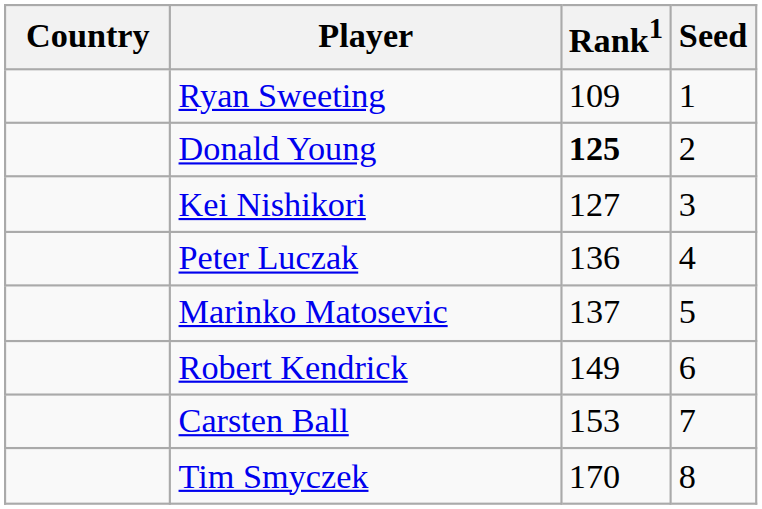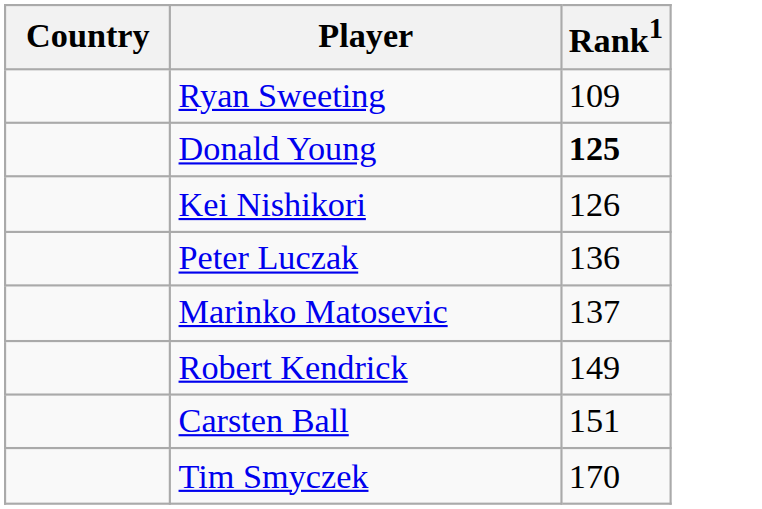- column: (713, 36)
(595, 203) 127 -> (595, 203) 126
(595, 421) 153 -> (595, 421) 151
